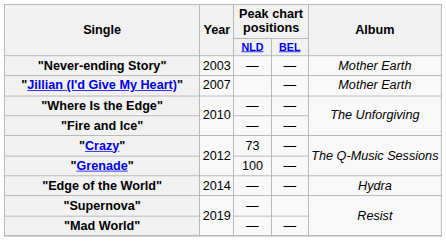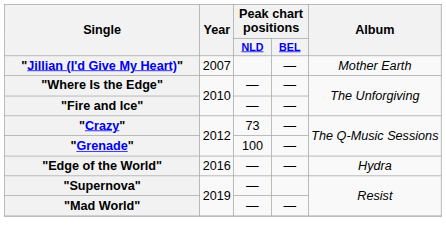- row: (102, 65)
(217, 186) 2014 -> (217, 165) 2016
